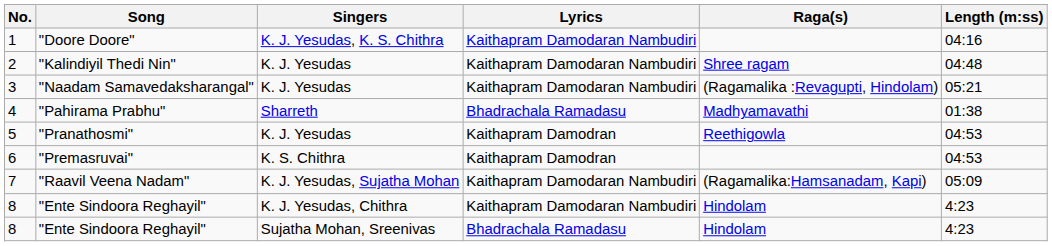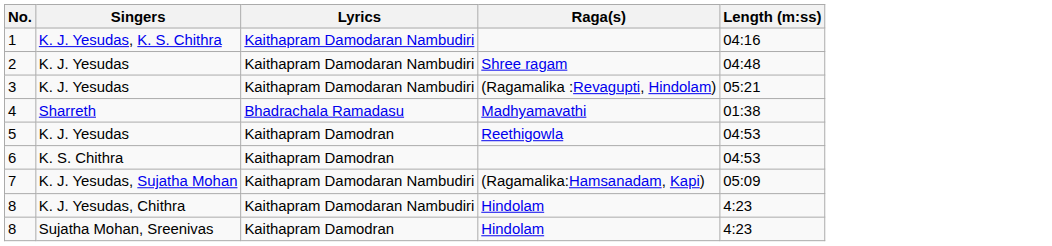- column: (146, 16)
(546, 229) Bhadrachala Ramadasu -> (319, 229) Kaithapram Damodran
